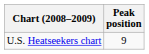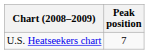(124, 40) 9 -> (124, 40) 7
